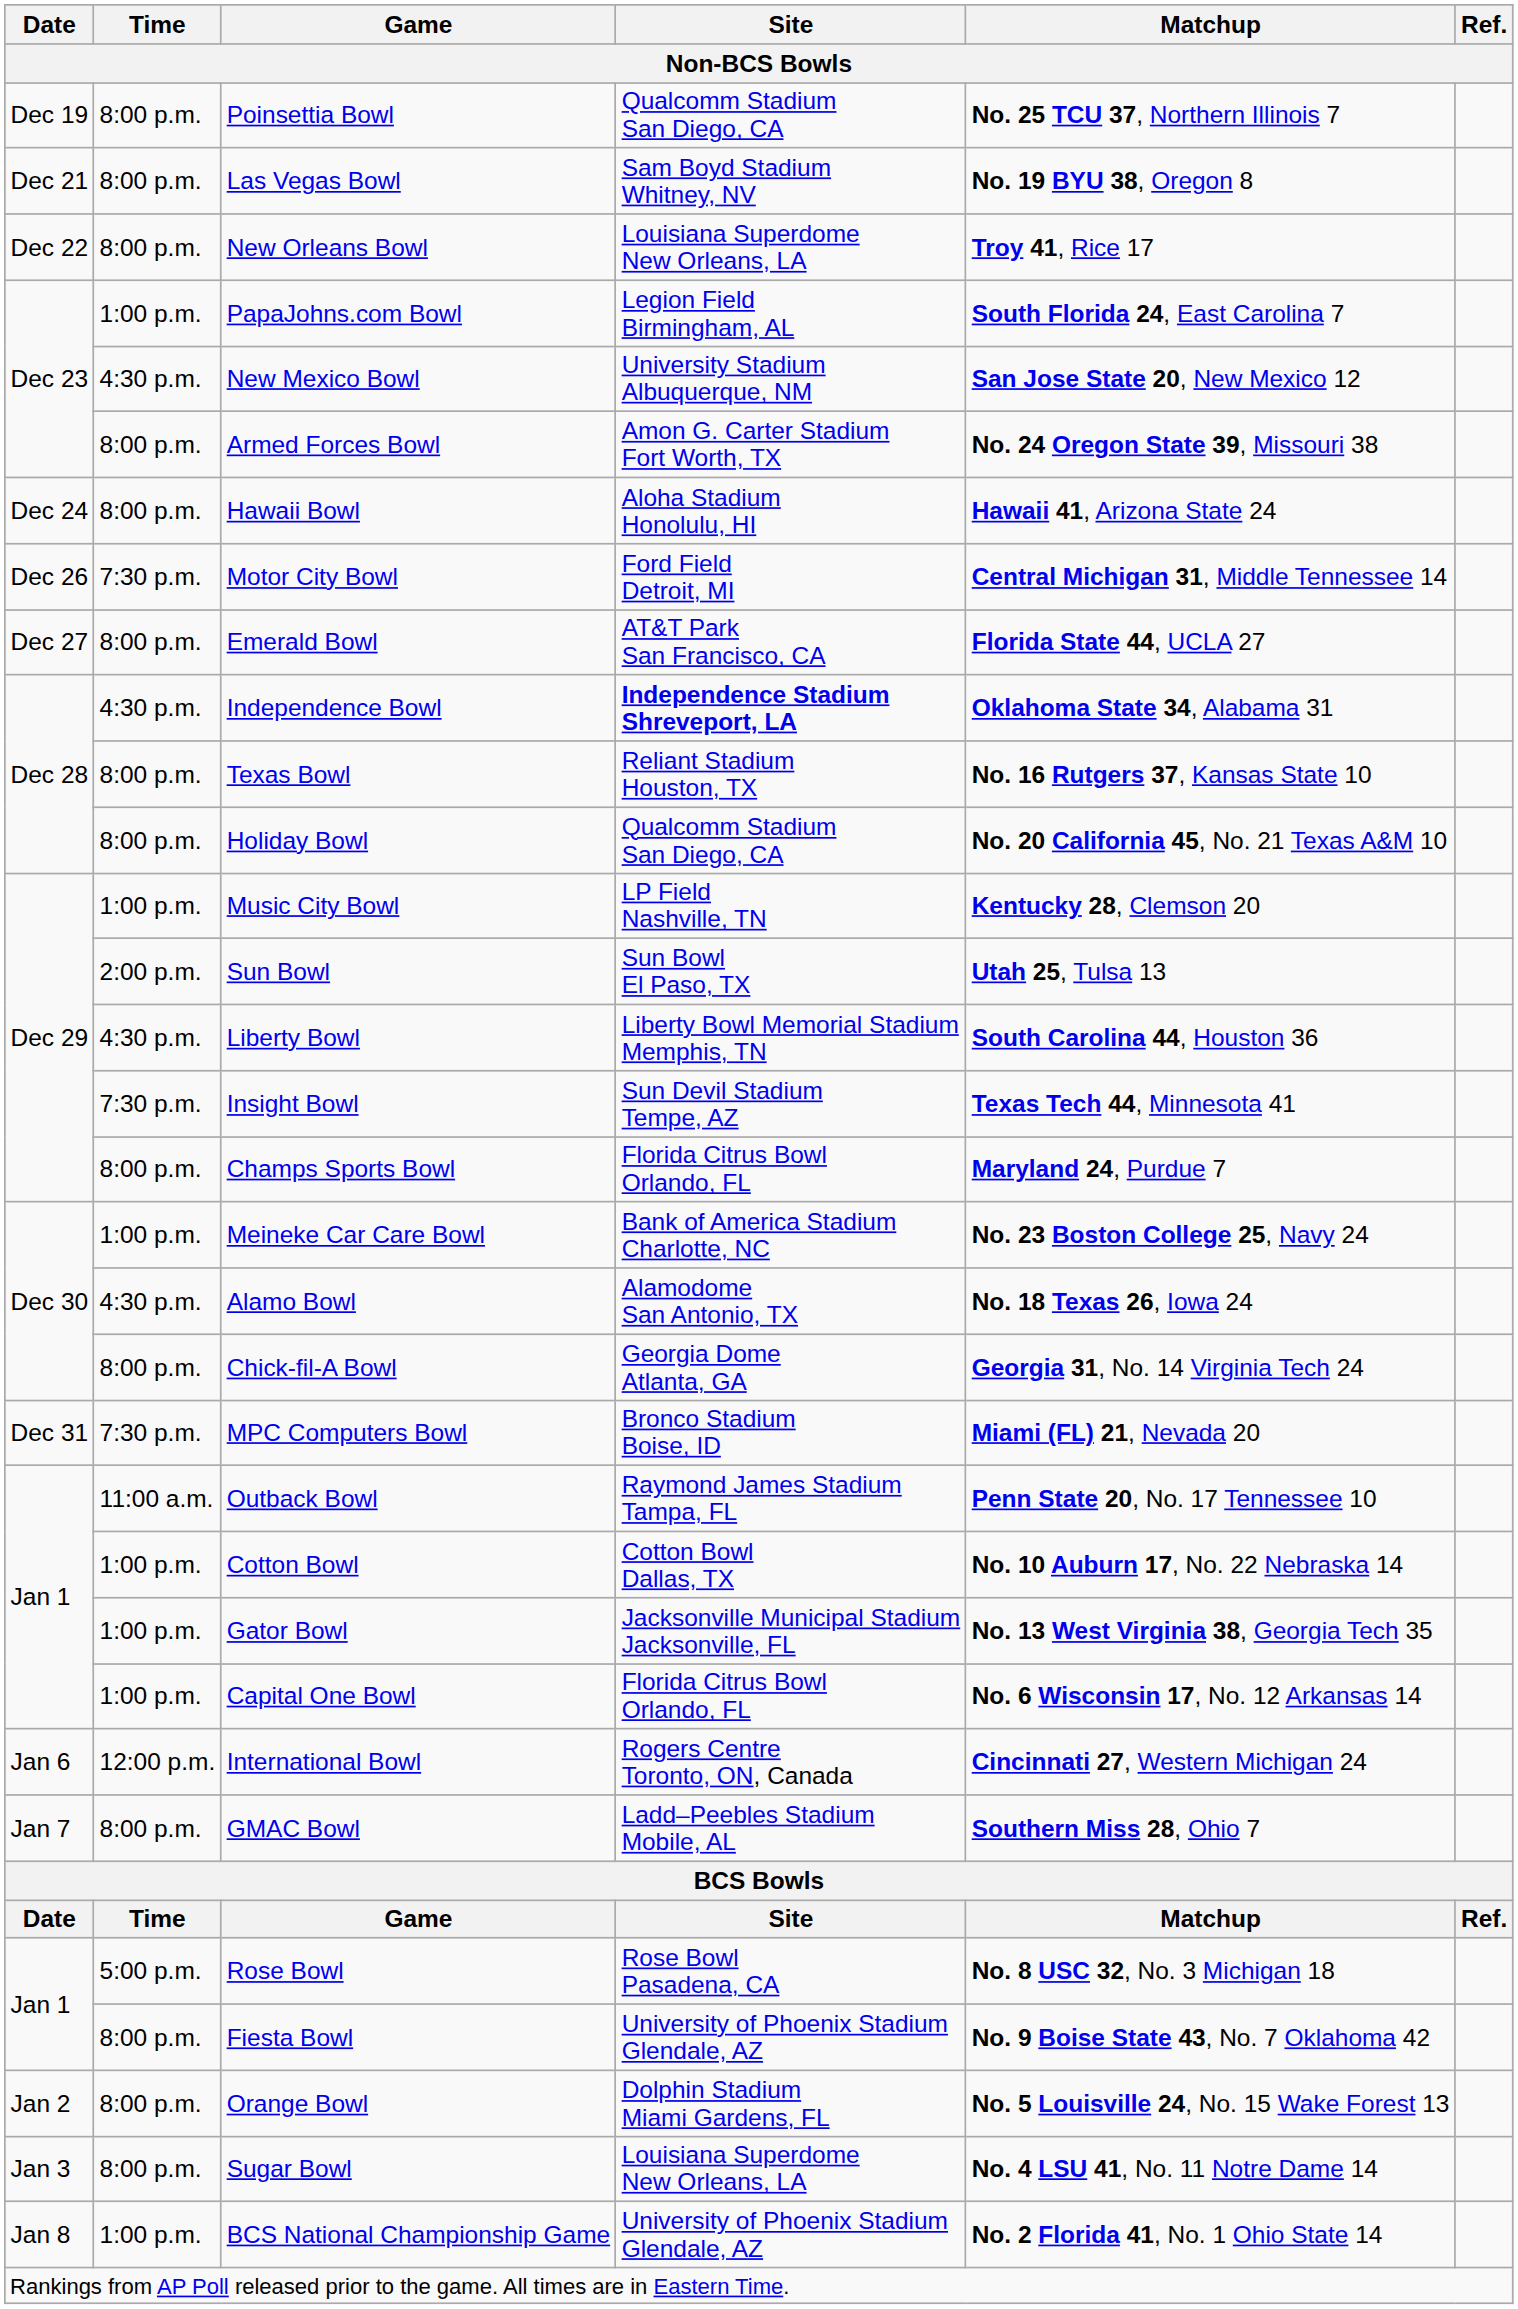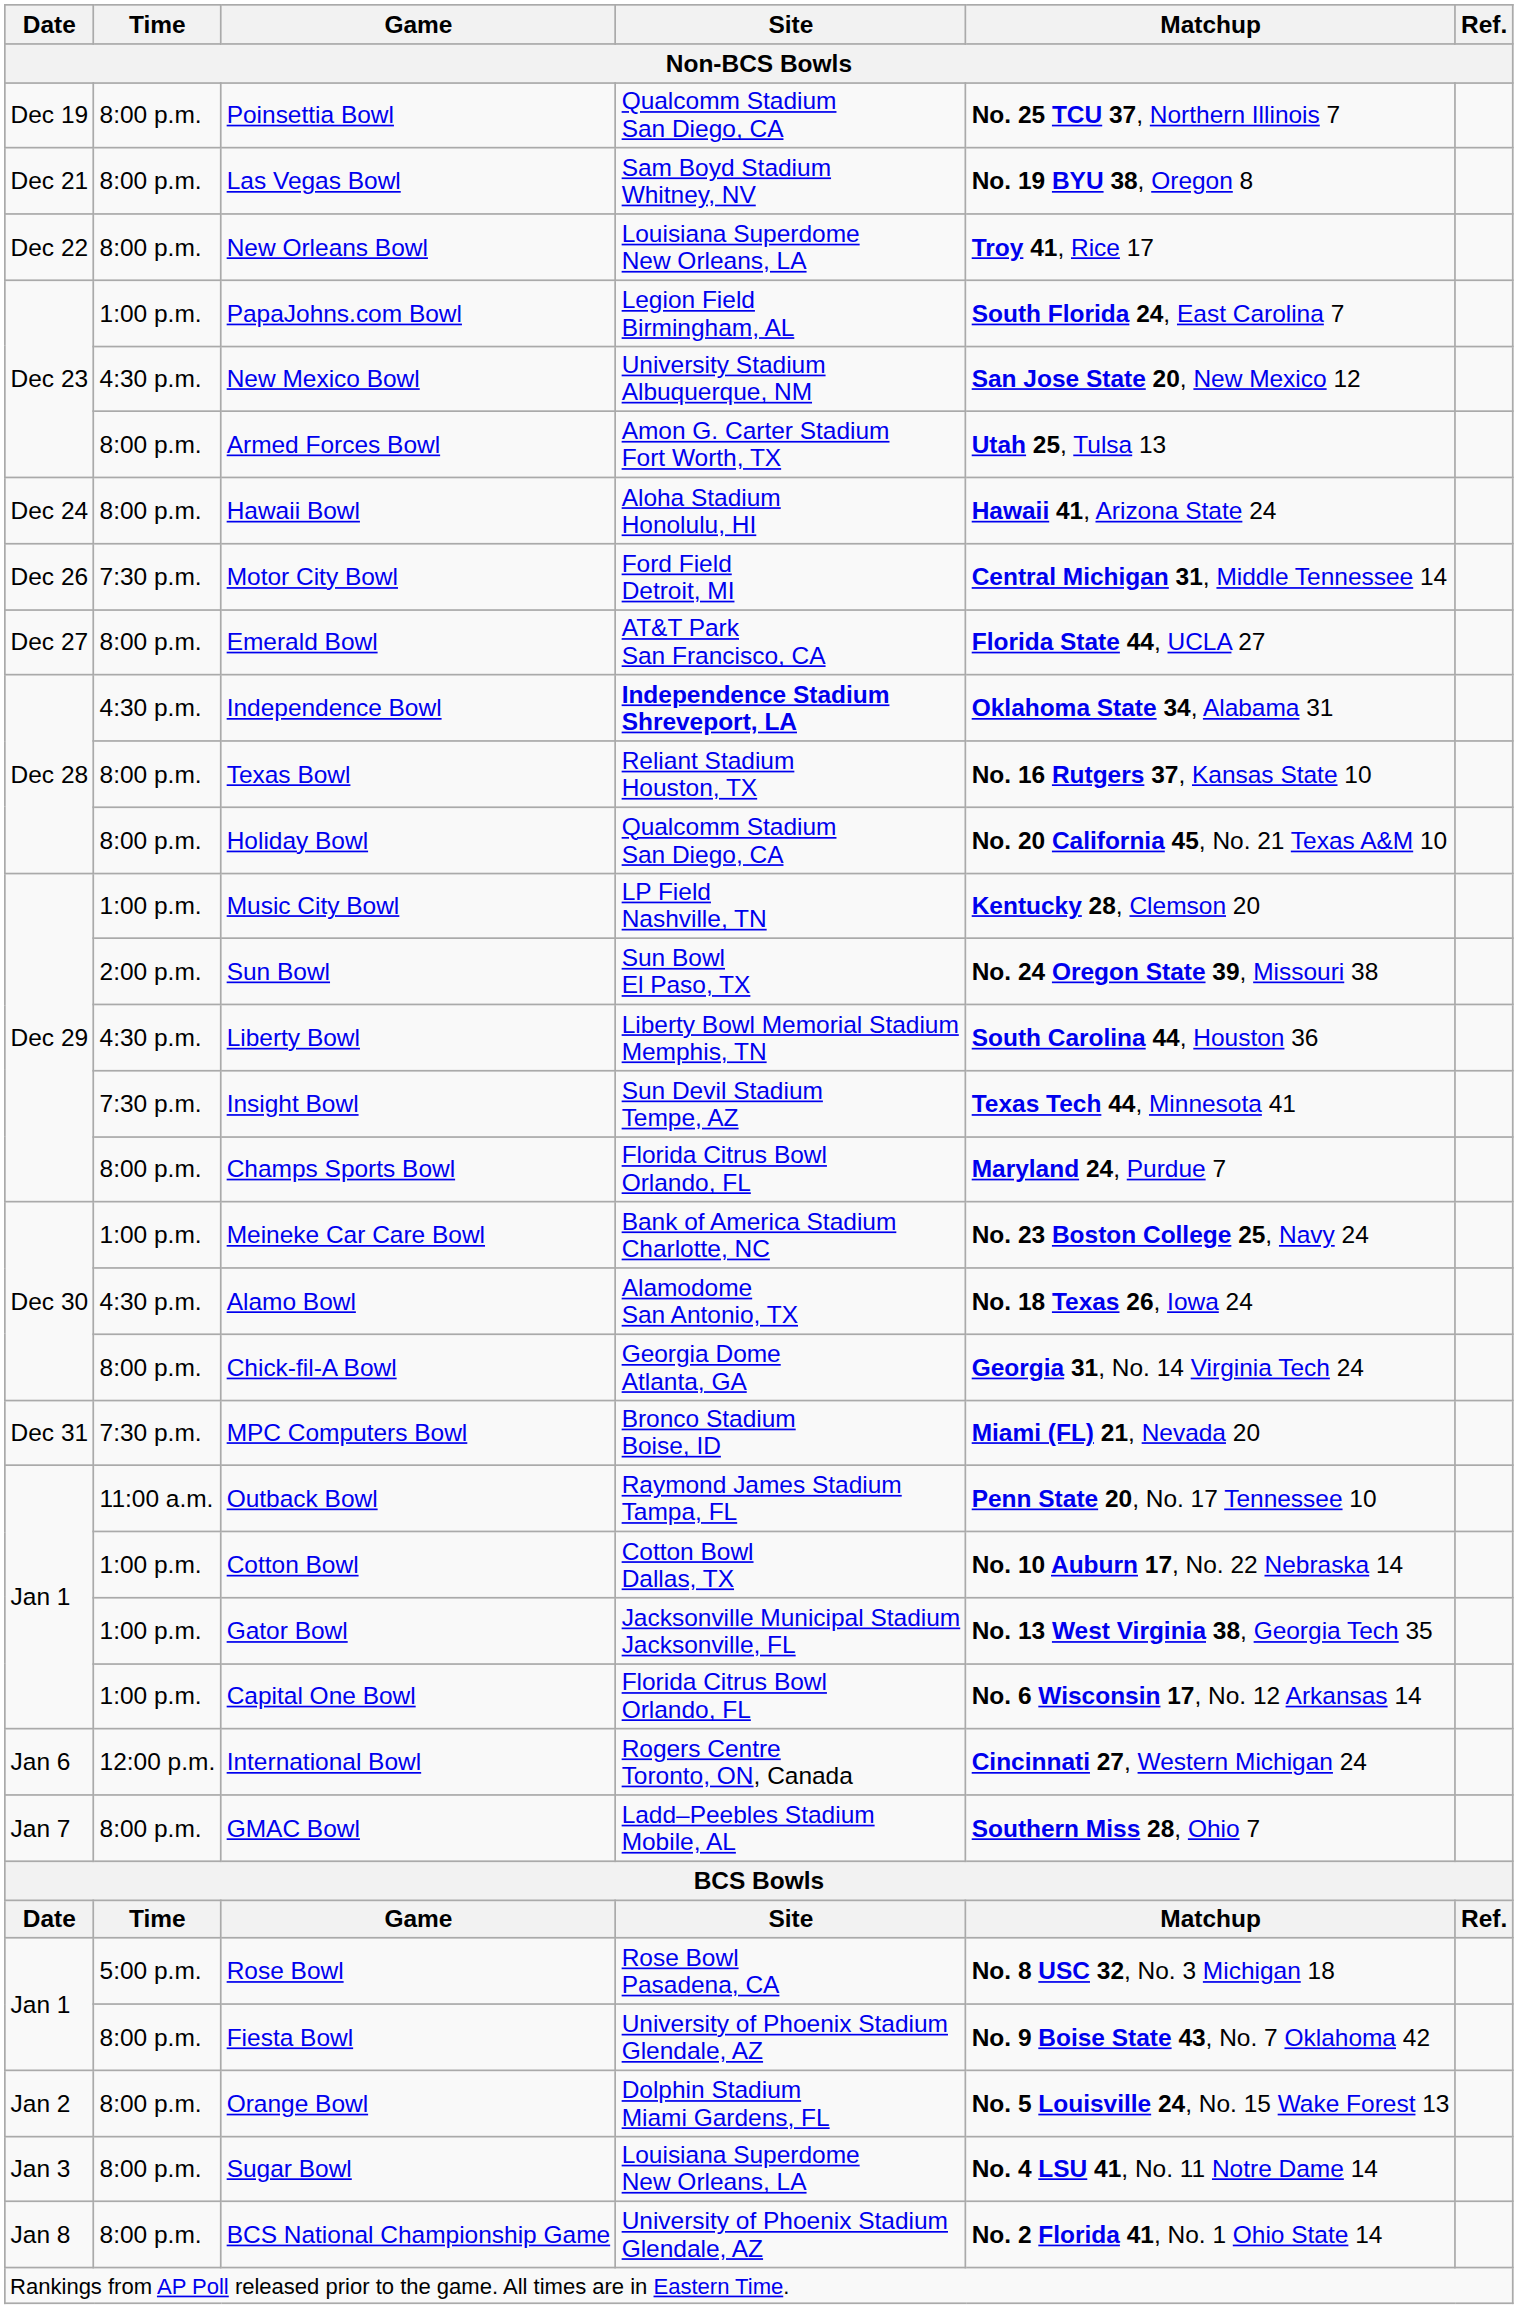(1175, 445) No. 24 Oregon State 39, Missouri 38 -> (1069, 445) Utah 25, Tulsa 13
(1069, 972) Utah 25, Tulsa 13 -> (1175, 972) No. 24 Oregon State 39, Missouri 38
(151, 2235) 1:00 p.m. -> (151, 2235) 8:00 p.m.
